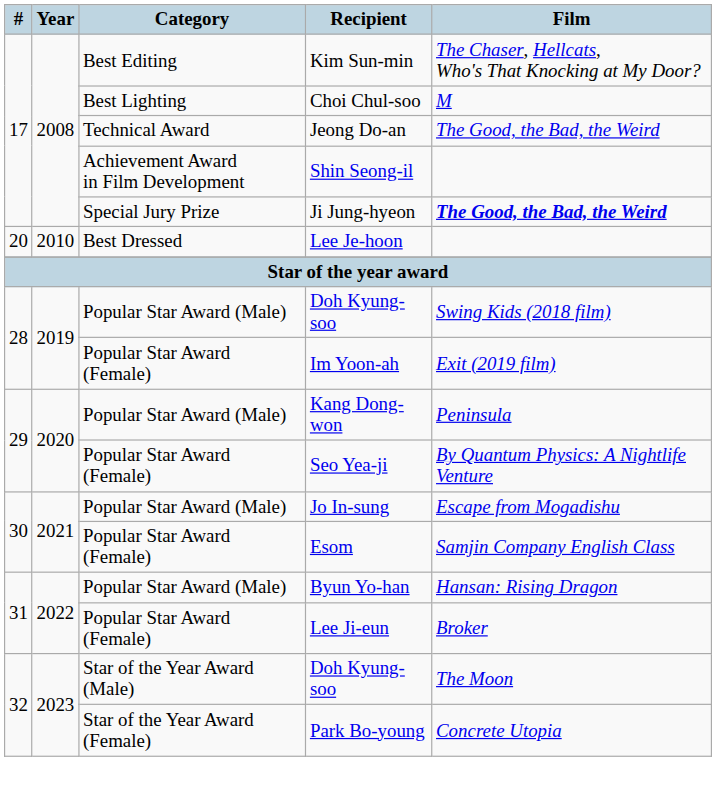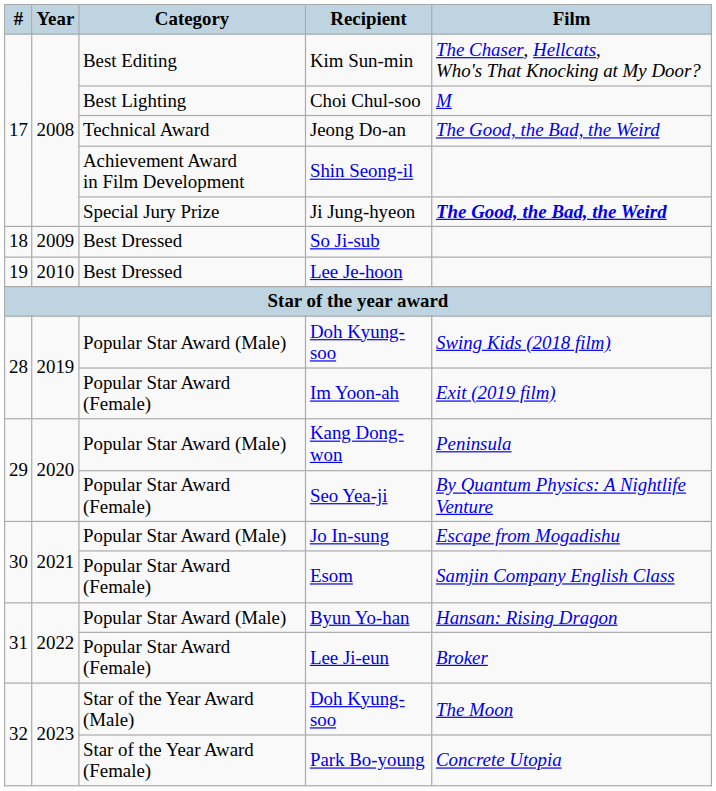+ row: (133, 241)
(18, 241) 20 -> (18, 271) 19
